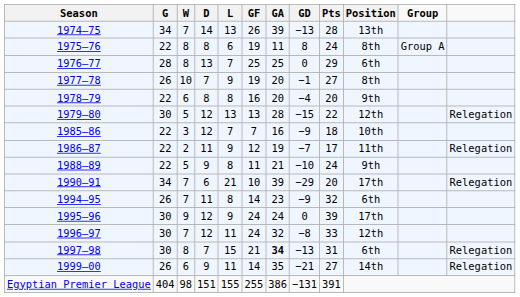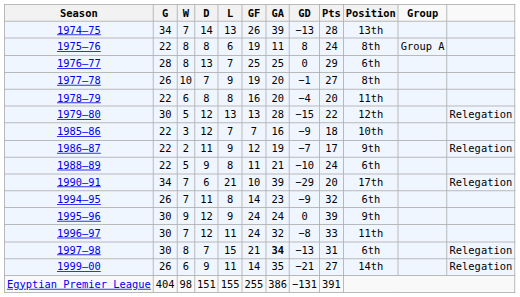(371, 98) 9th -> (371, 98) 11th
(371, 148) 11th -> (371, 148) 9th
(371, 165) 9th -> (371, 165) 6th
(371, 216) 17th -> (371, 216) 9th
(371, 233) 12th -> (371, 233) 11th
